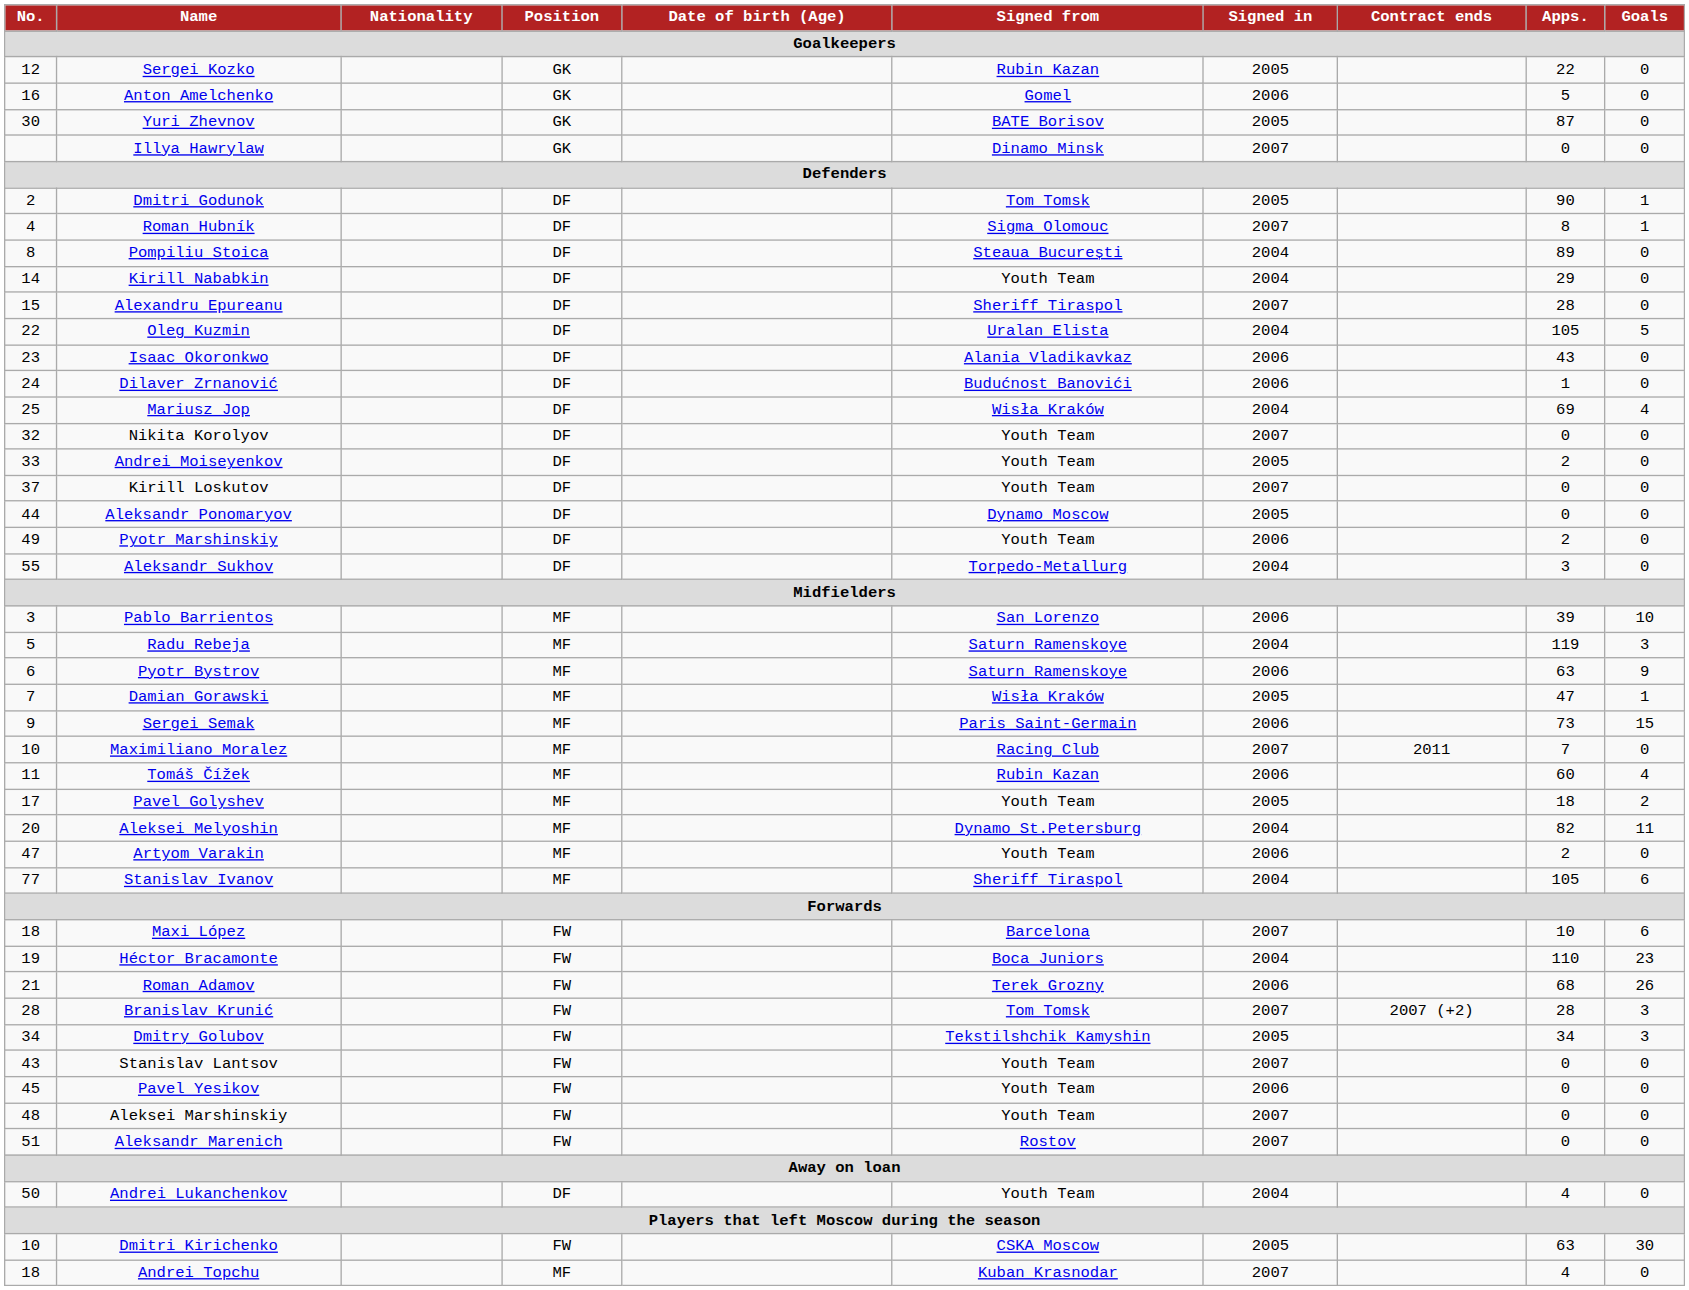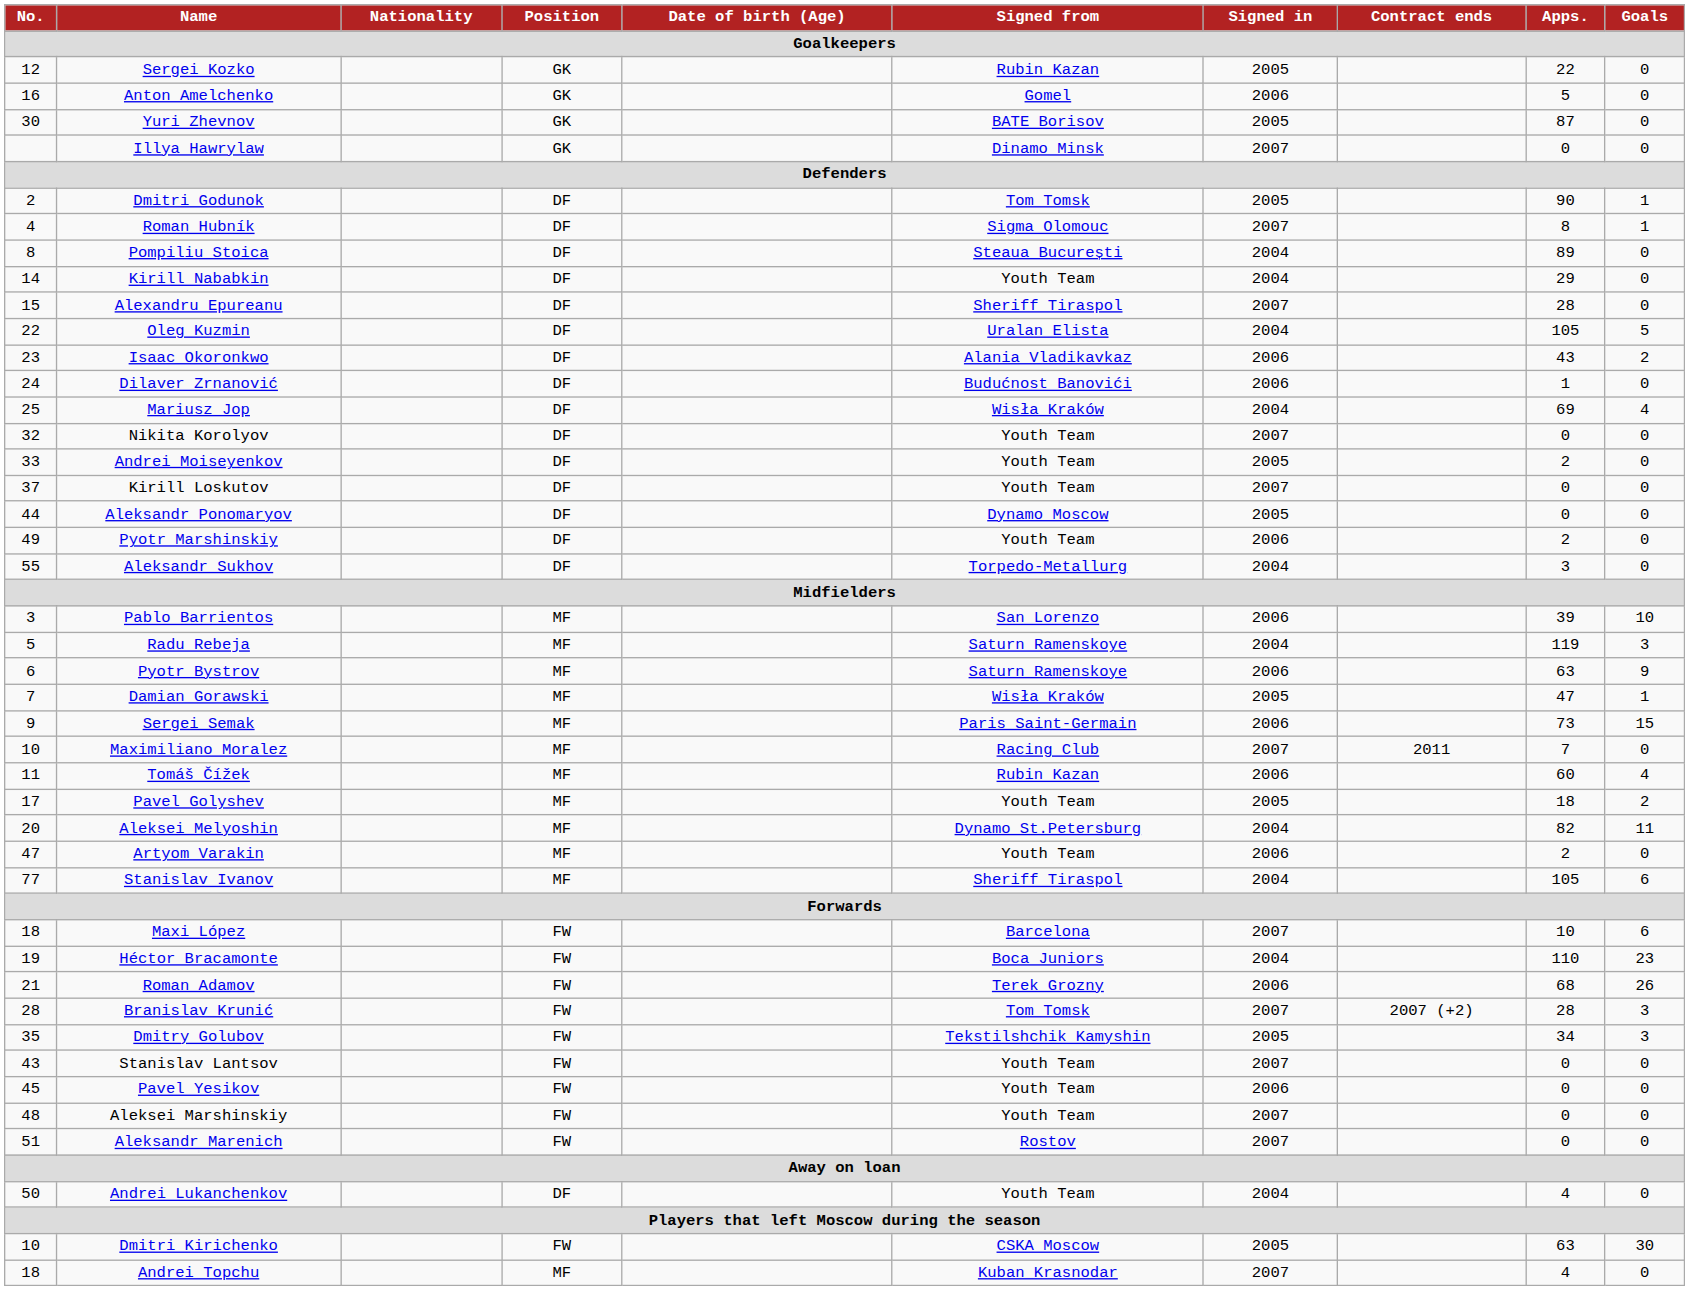(1645, 357) 0 -> (1645, 357) 2
(31, 1037) 34 -> (31, 1037) 35
